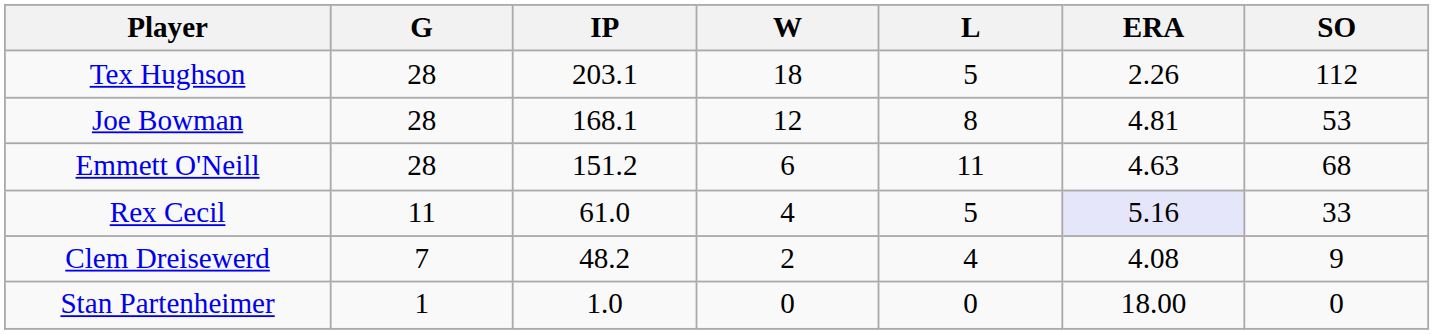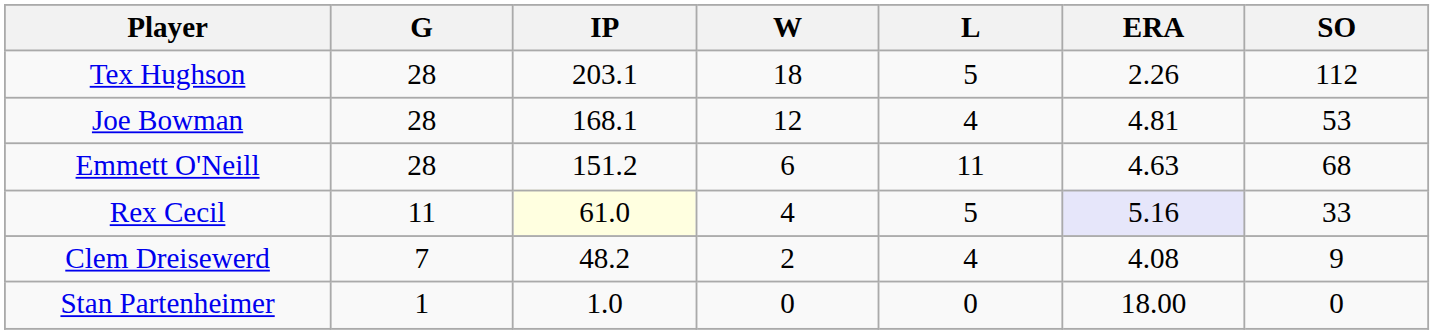(971, 119) 8 -> (971, 119) 4
(605, 212) no background -> (605, 212) lightyellow background
